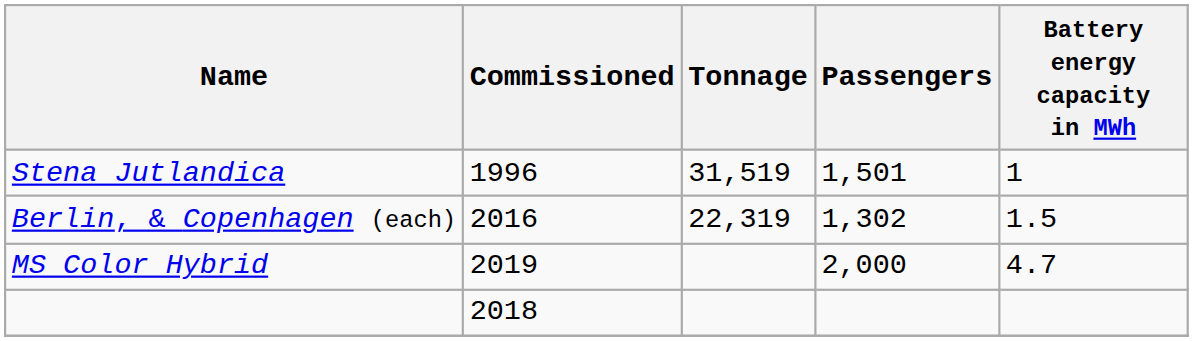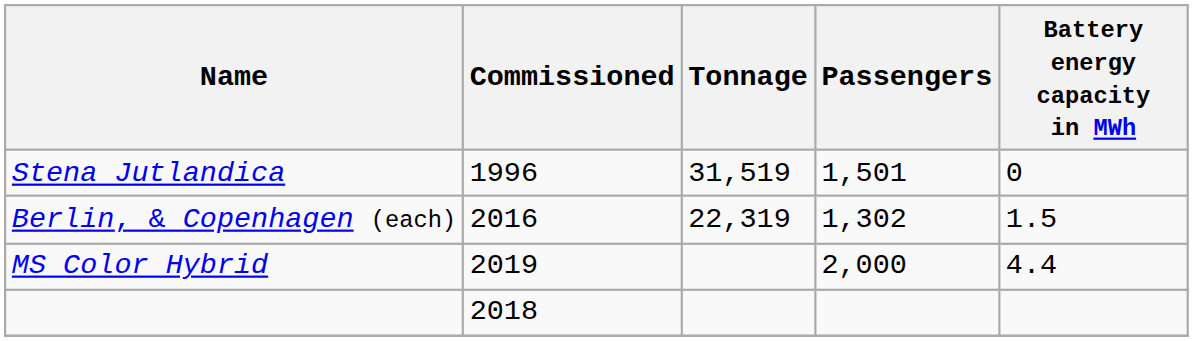(1014, 173) 1 -> (1014, 173) 0
(1031, 266) 4.7 -> (1031, 266) 4.4
